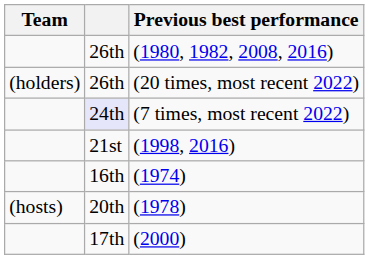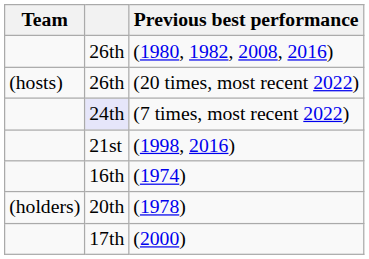(45, 82) (holders) -> (36, 82) (hosts)
(36, 207) (hosts) -> (45, 207) (holders)
